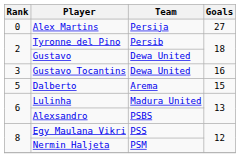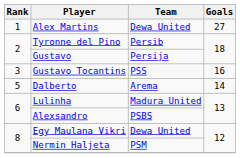(17, 27) 0 -> (17, 27) 1
(149, 27) Persija -> (160, 27) Dewa United
(160, 56) Dewa United -> (149, 56) Persija
(160, 71) Dewa United -> (138, 71) PSS
(219, 86) 15 -> (219, 86) 14
(138, 130) PSS -> (160, 130) Dewa United
